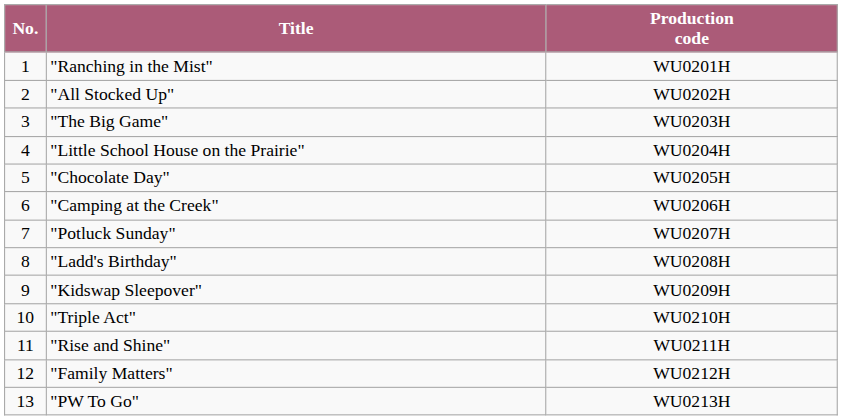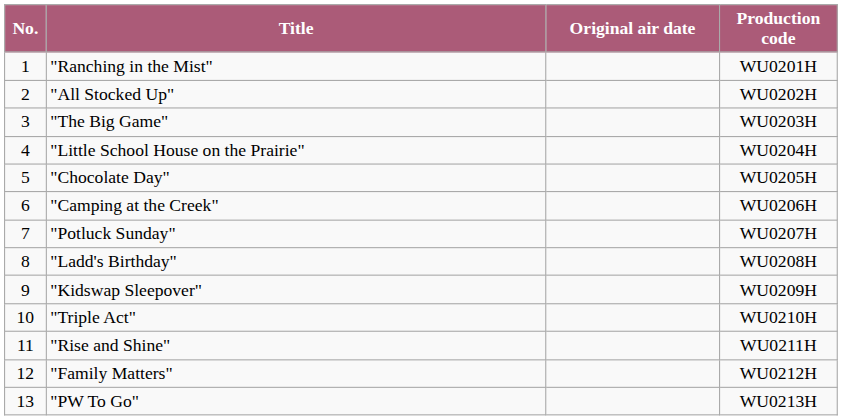+ column: (633, 28)
